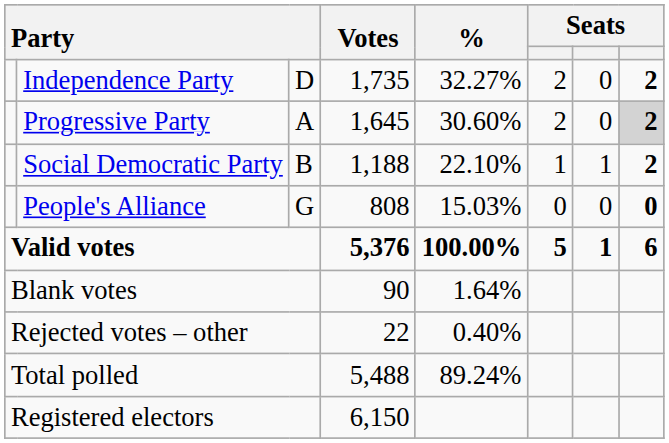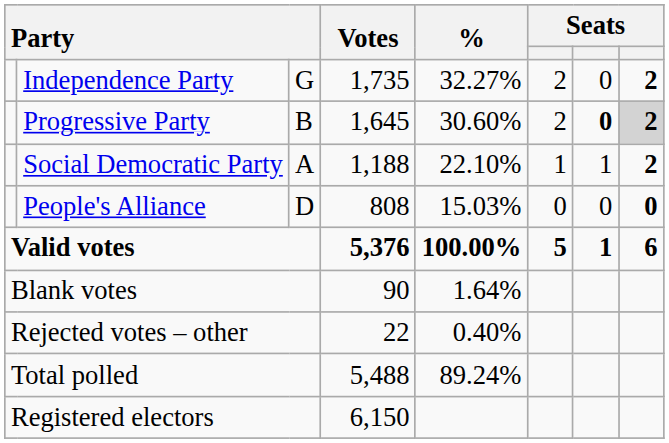(305, 79) D -> (305, 79) G
(305, 122) A -> (304, 122) B
(606, 122) normal -> (606, 122) bold
(304, 164) B -> (305, 164) A
(305, 206) G -> (305, 206) D
